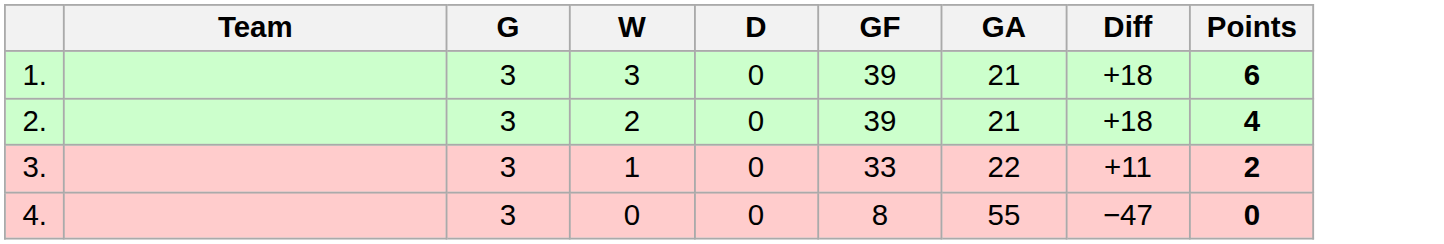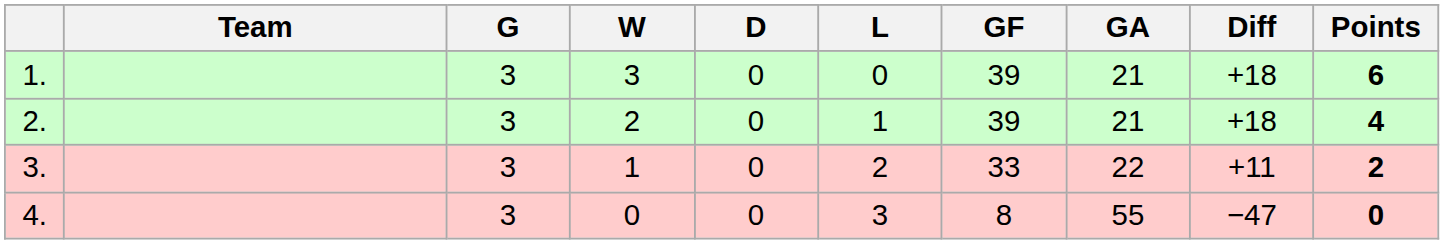+ column: (880, 27)
